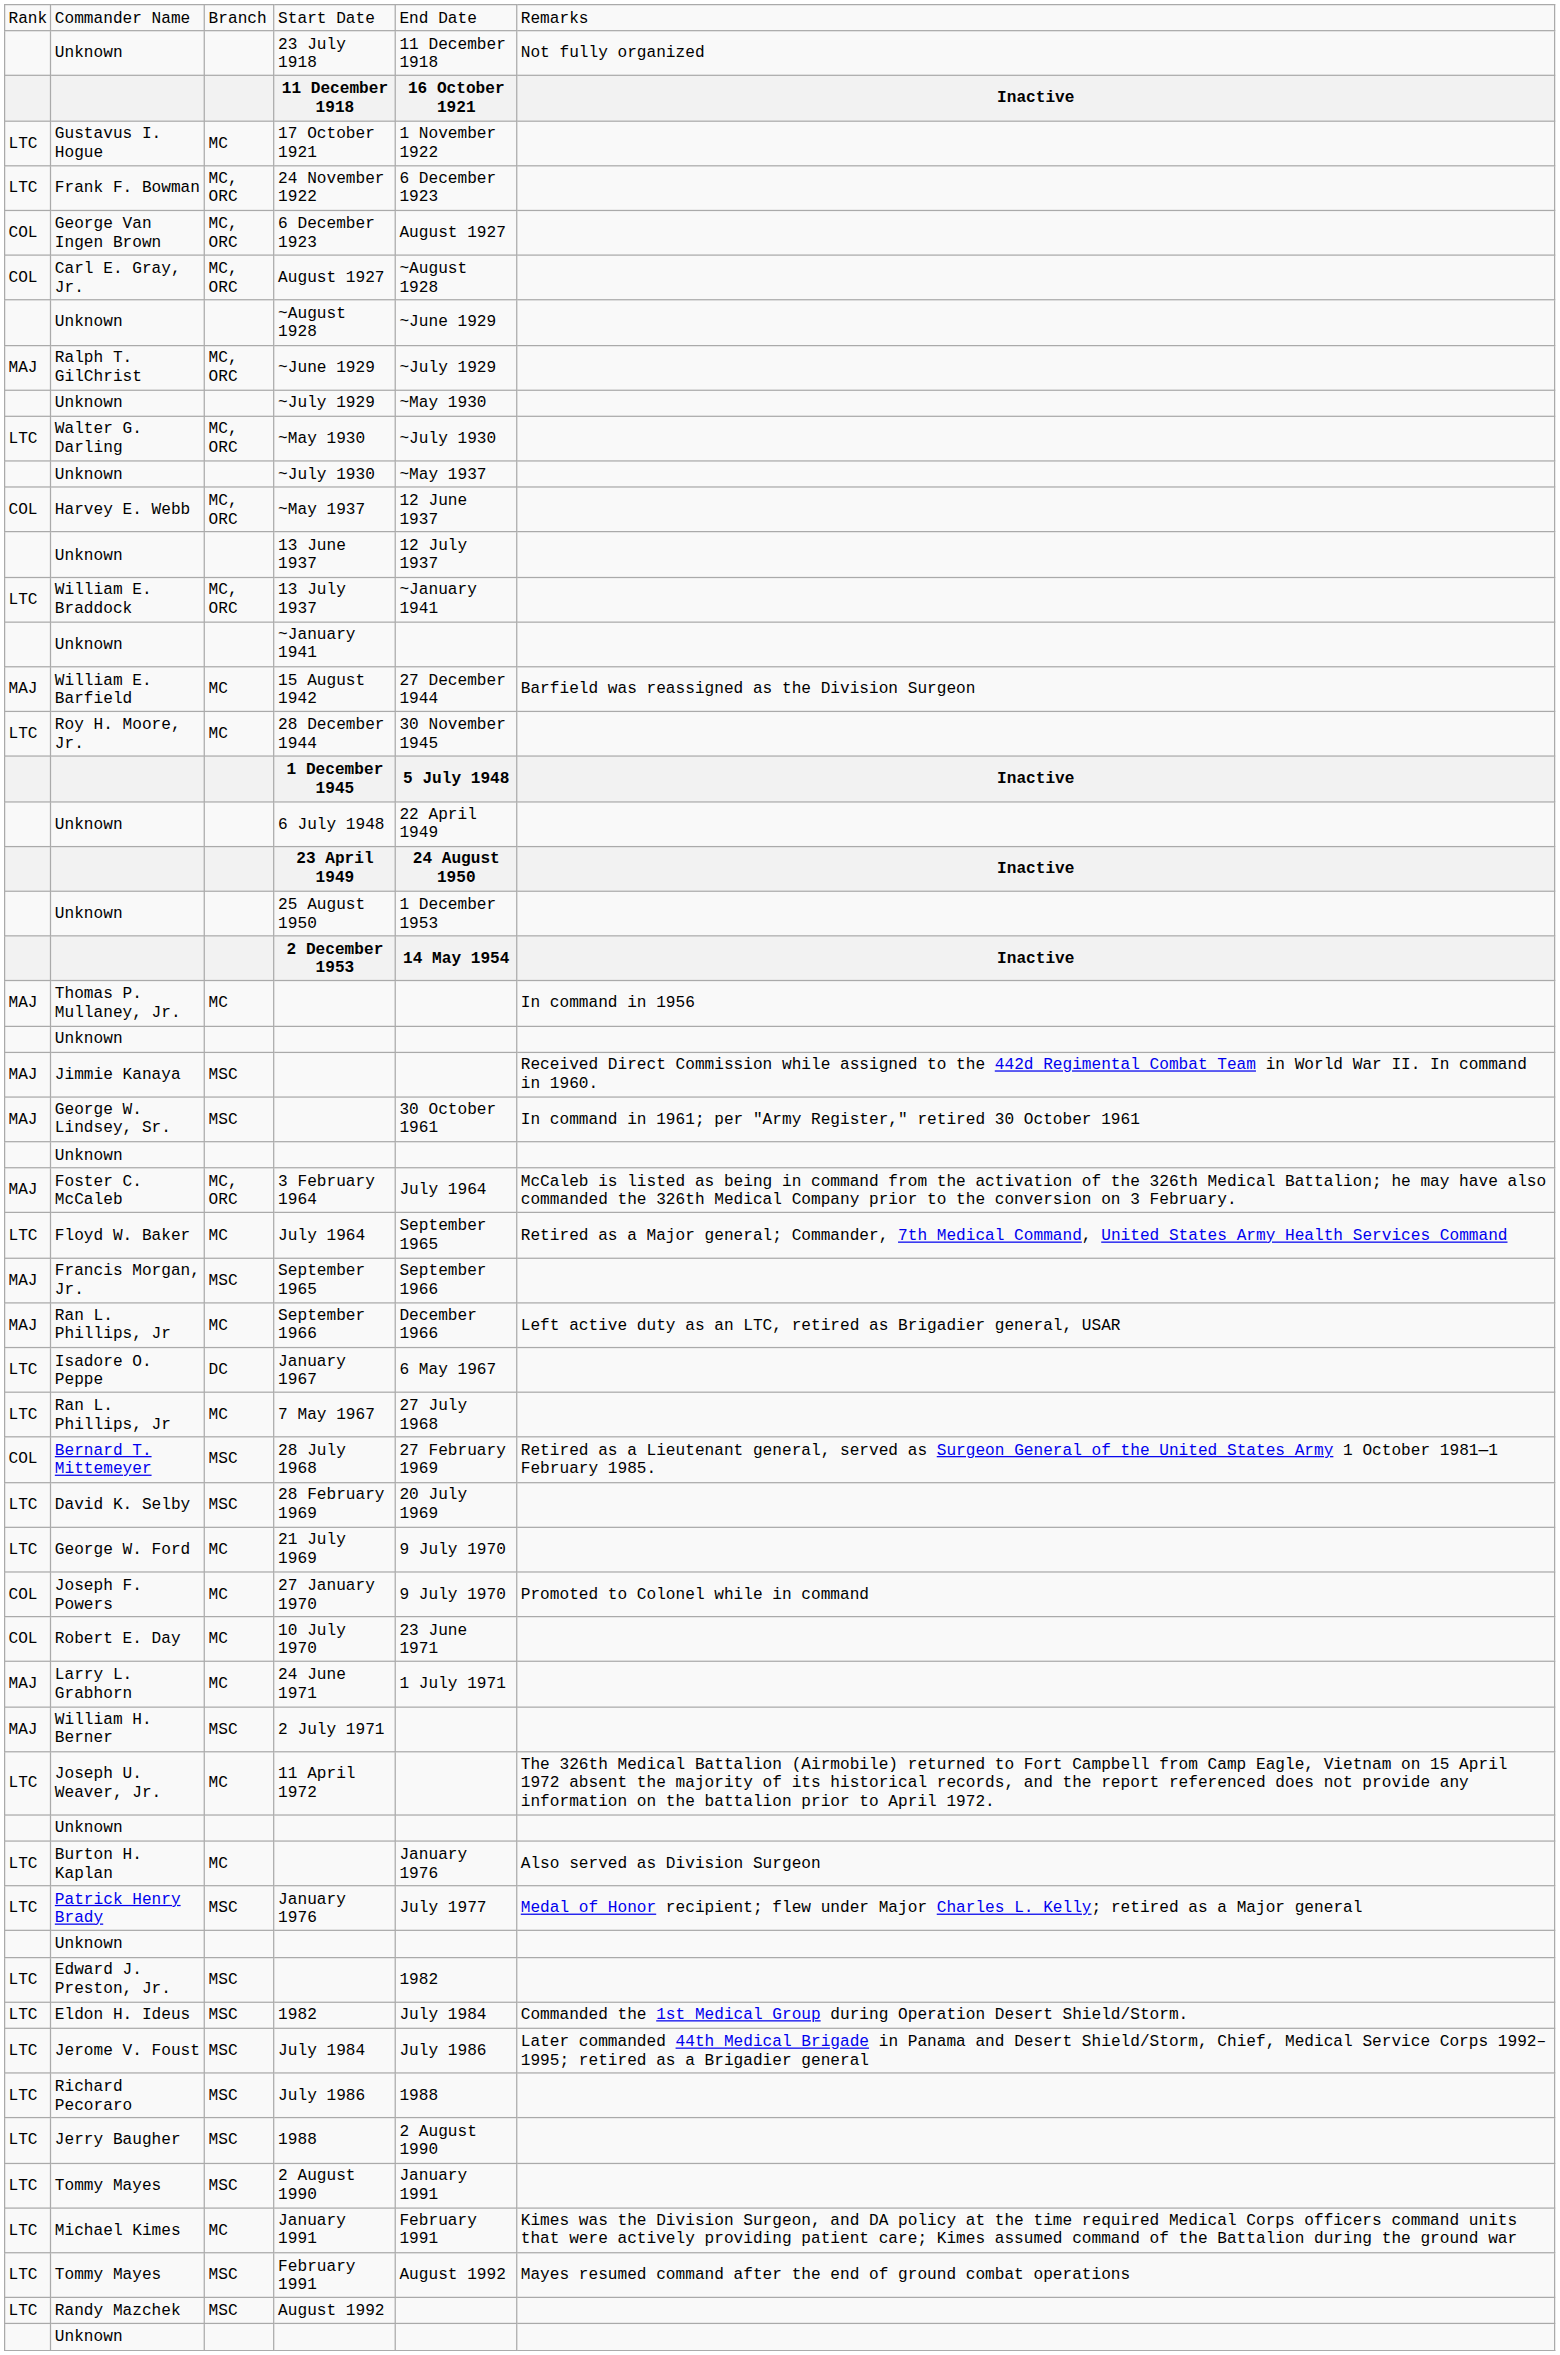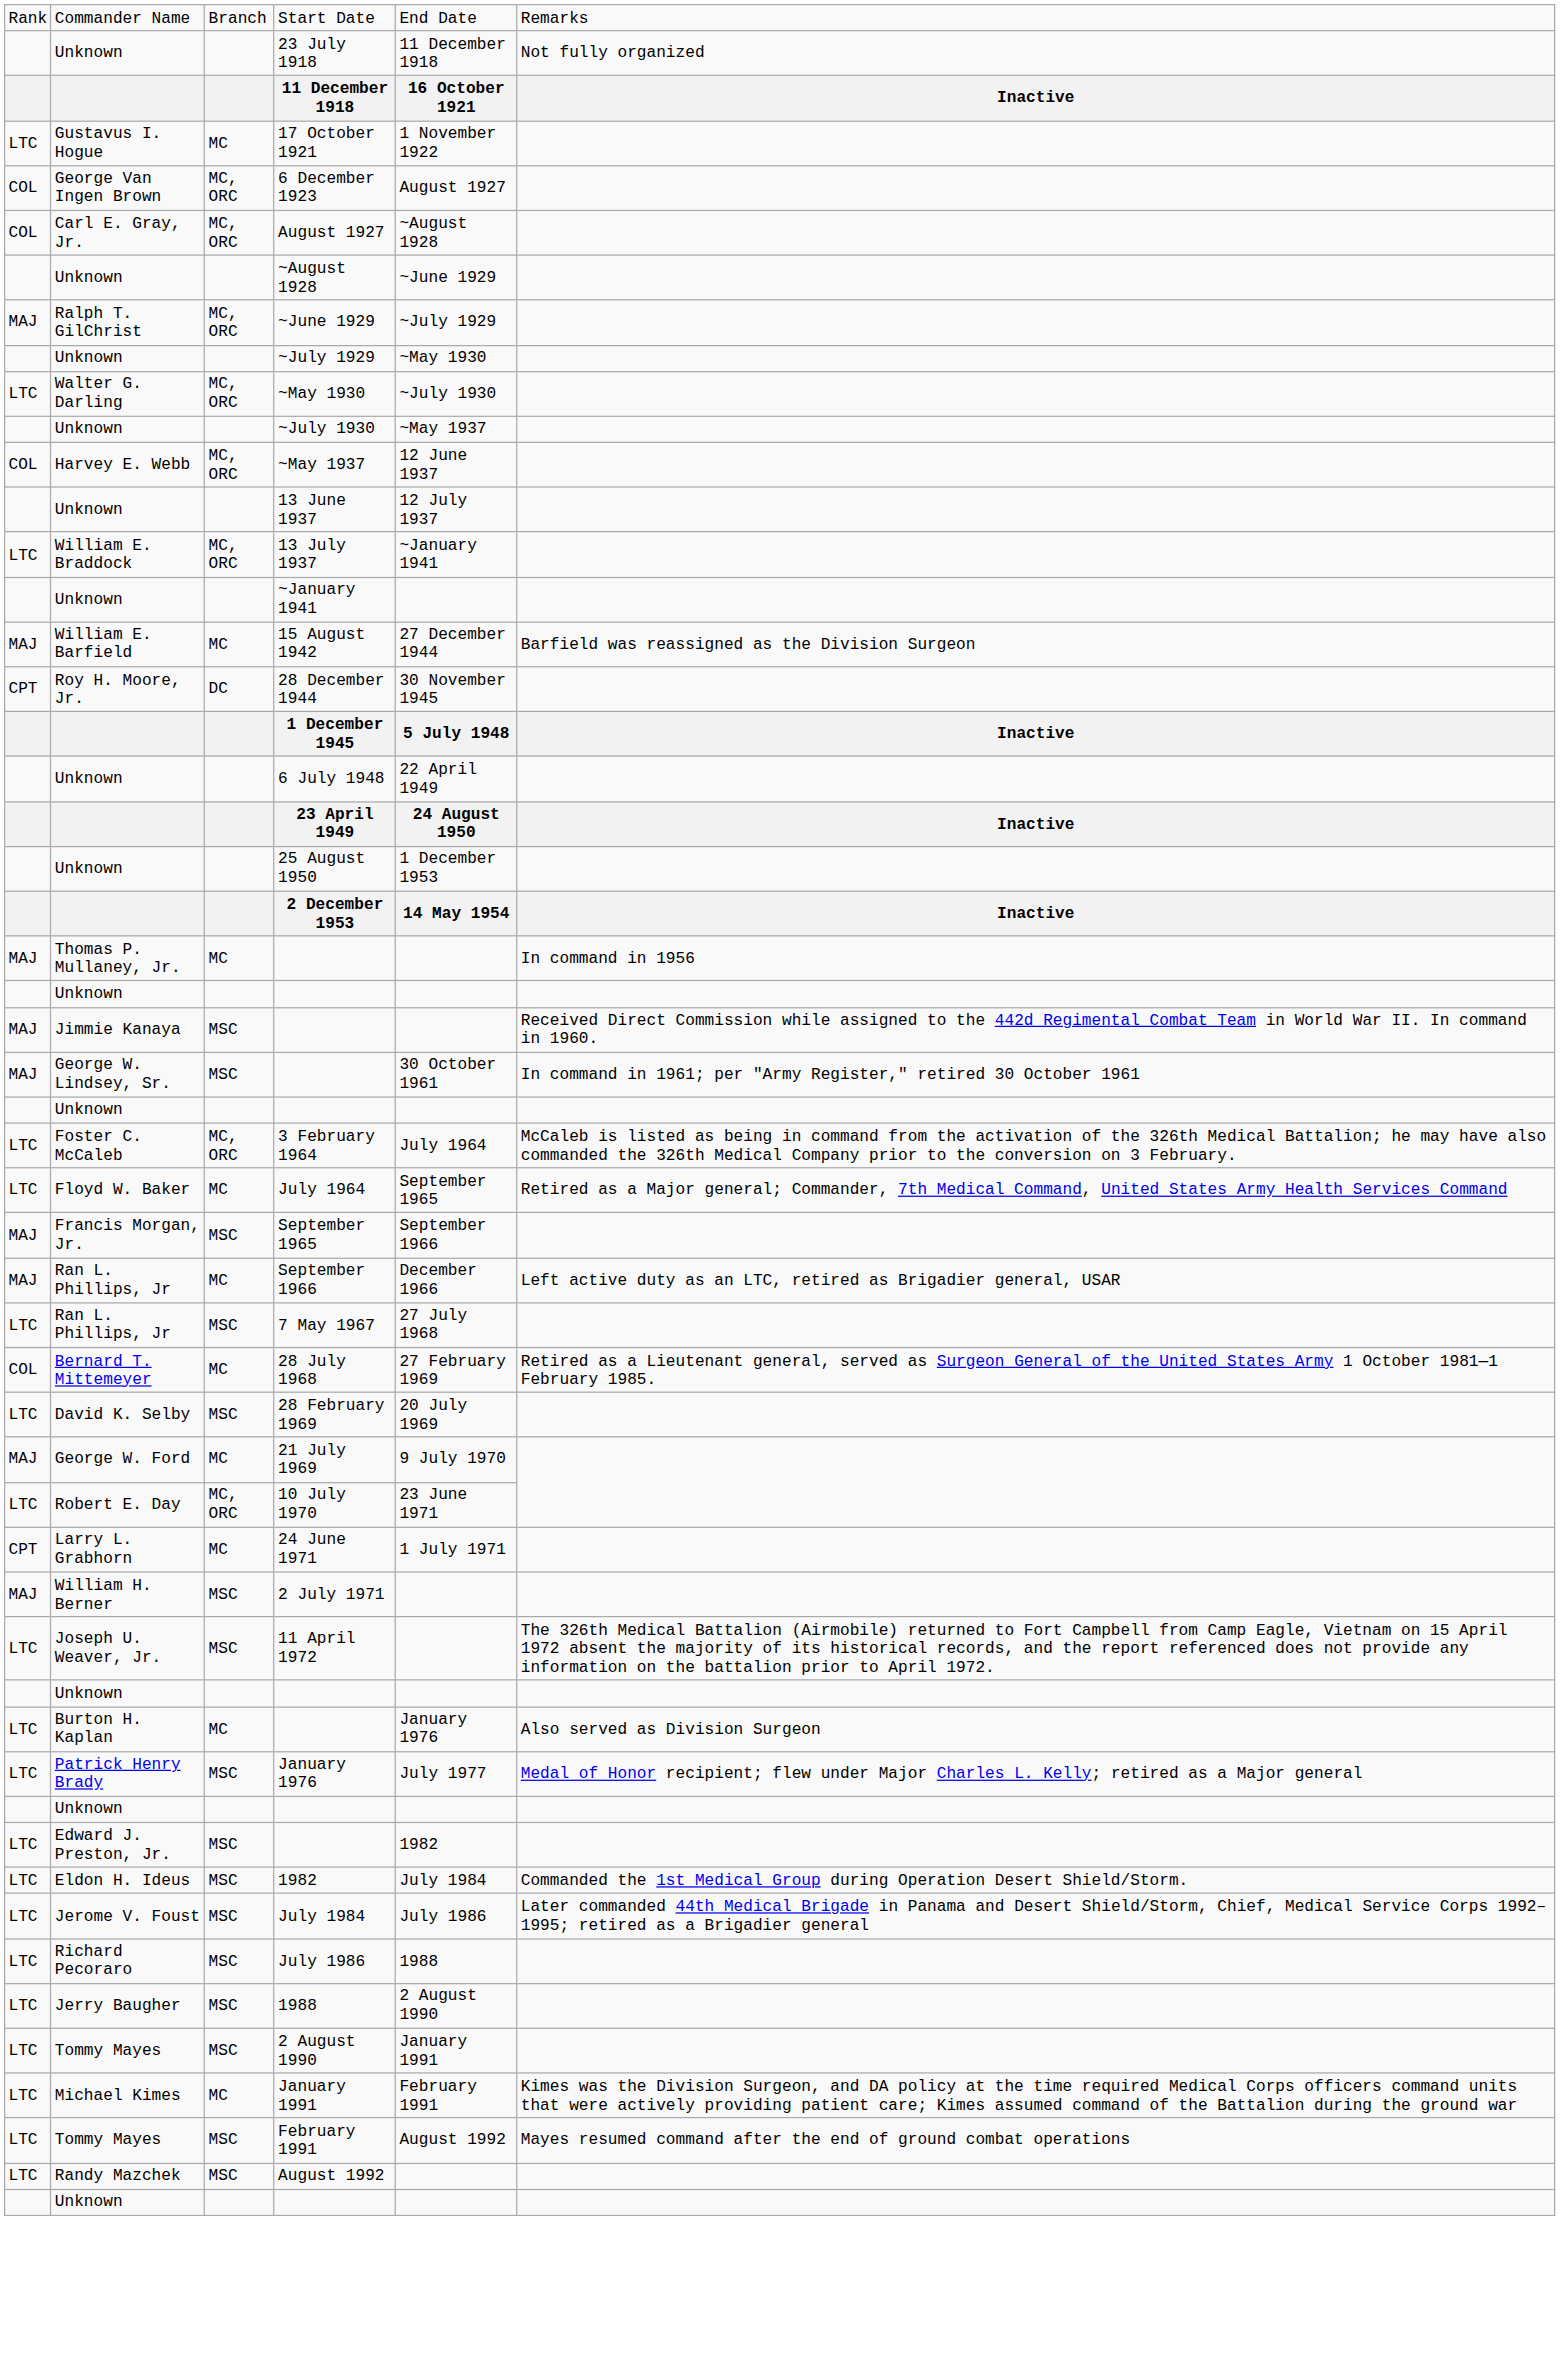- row: (127, 188)
(23, 734) LTC -> (23, 689) CPT
(218, 734) MC -> (218, 689) DC
(23, 1190) MAJ -> (23, 1146) LTC
- row: (103, 1370)
(218, 1415) MC -> (223, 1325) MSC
(223, 1460) MSC -> (218, 1370) MC
(23, 1549) LTC -> (23, 1460) MAJ
- row: (98, 1594)
(23, 1639) COL -> (23, 1505) LTC
(218, 1639) MC -> (223, 1505) MC, ORC
(23, 1684) MAJ -> (23, 1549) CPT
(218, 1783) MC -> (223, 1649) MSC
